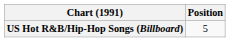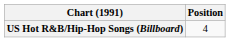(205, 28) 5 -> (205, 28) 4
